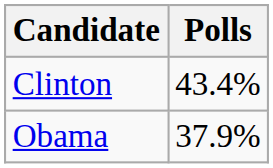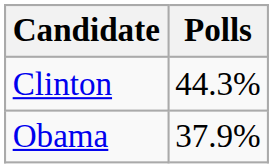(218, 83) 43.4% -> (218, 83) 44.3%
